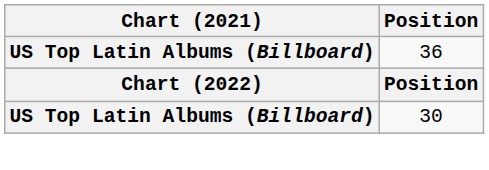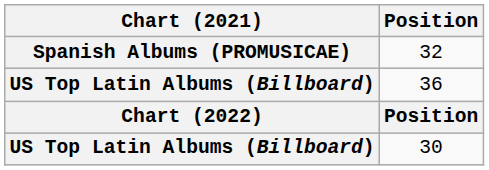+ row: (431, 53)
